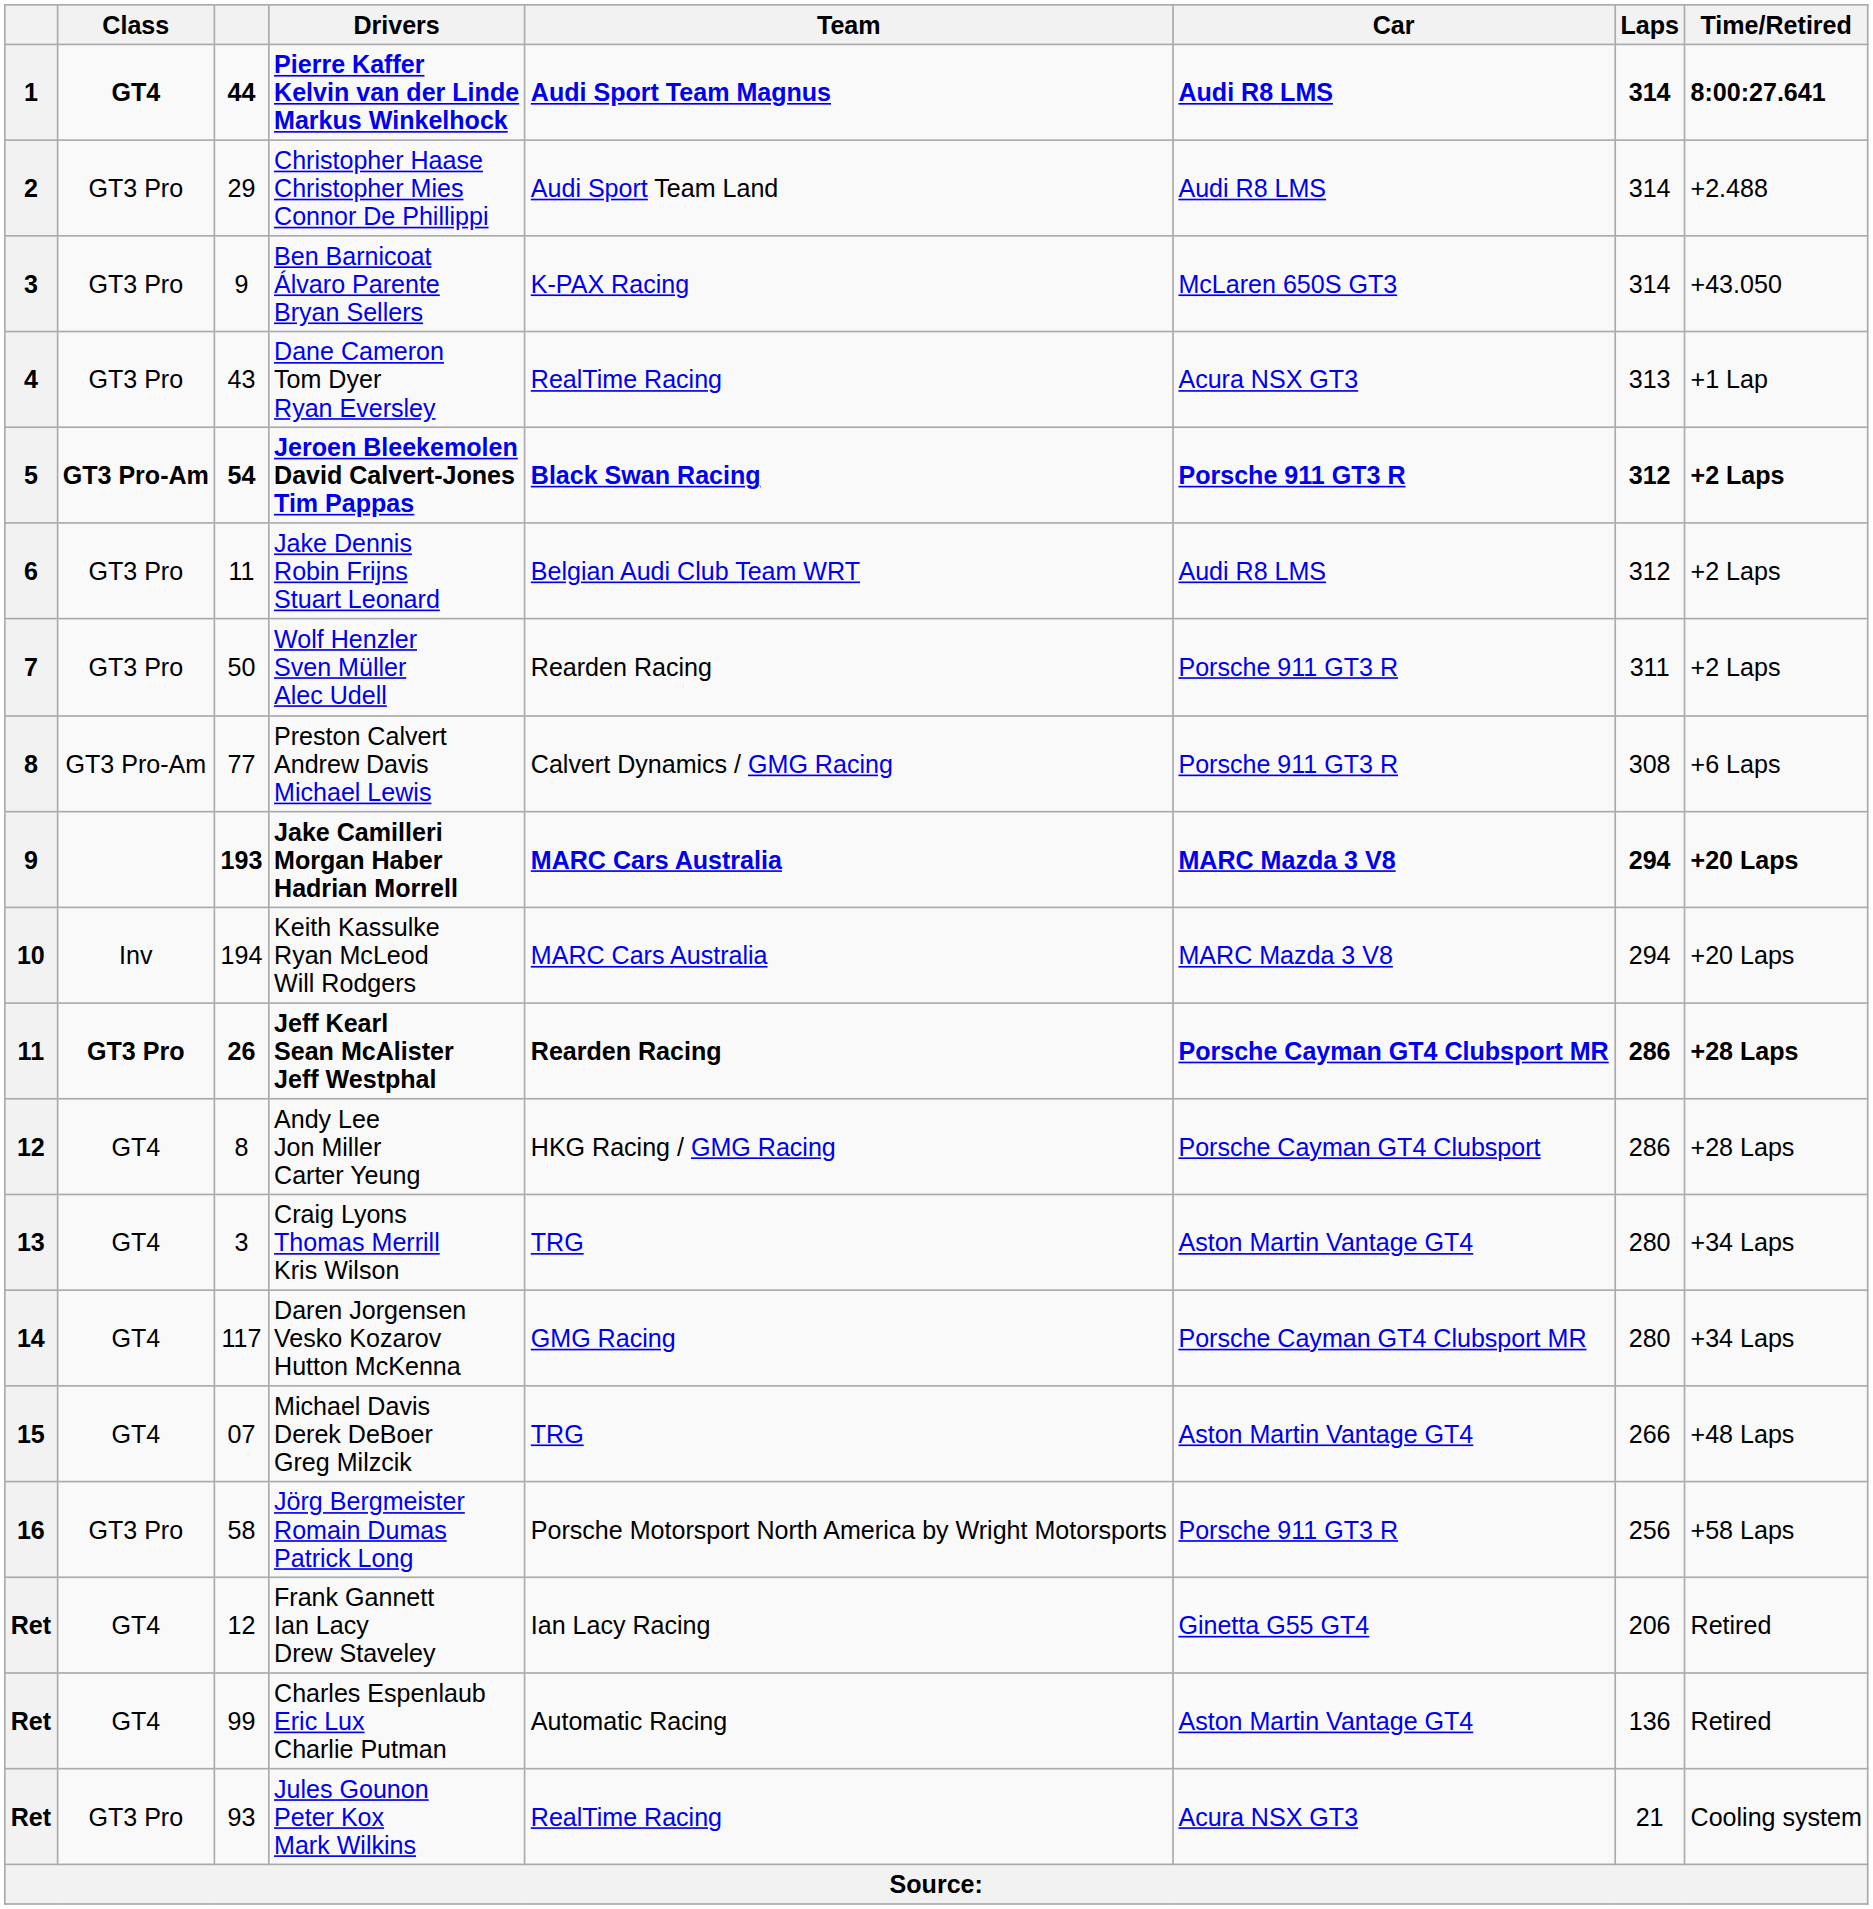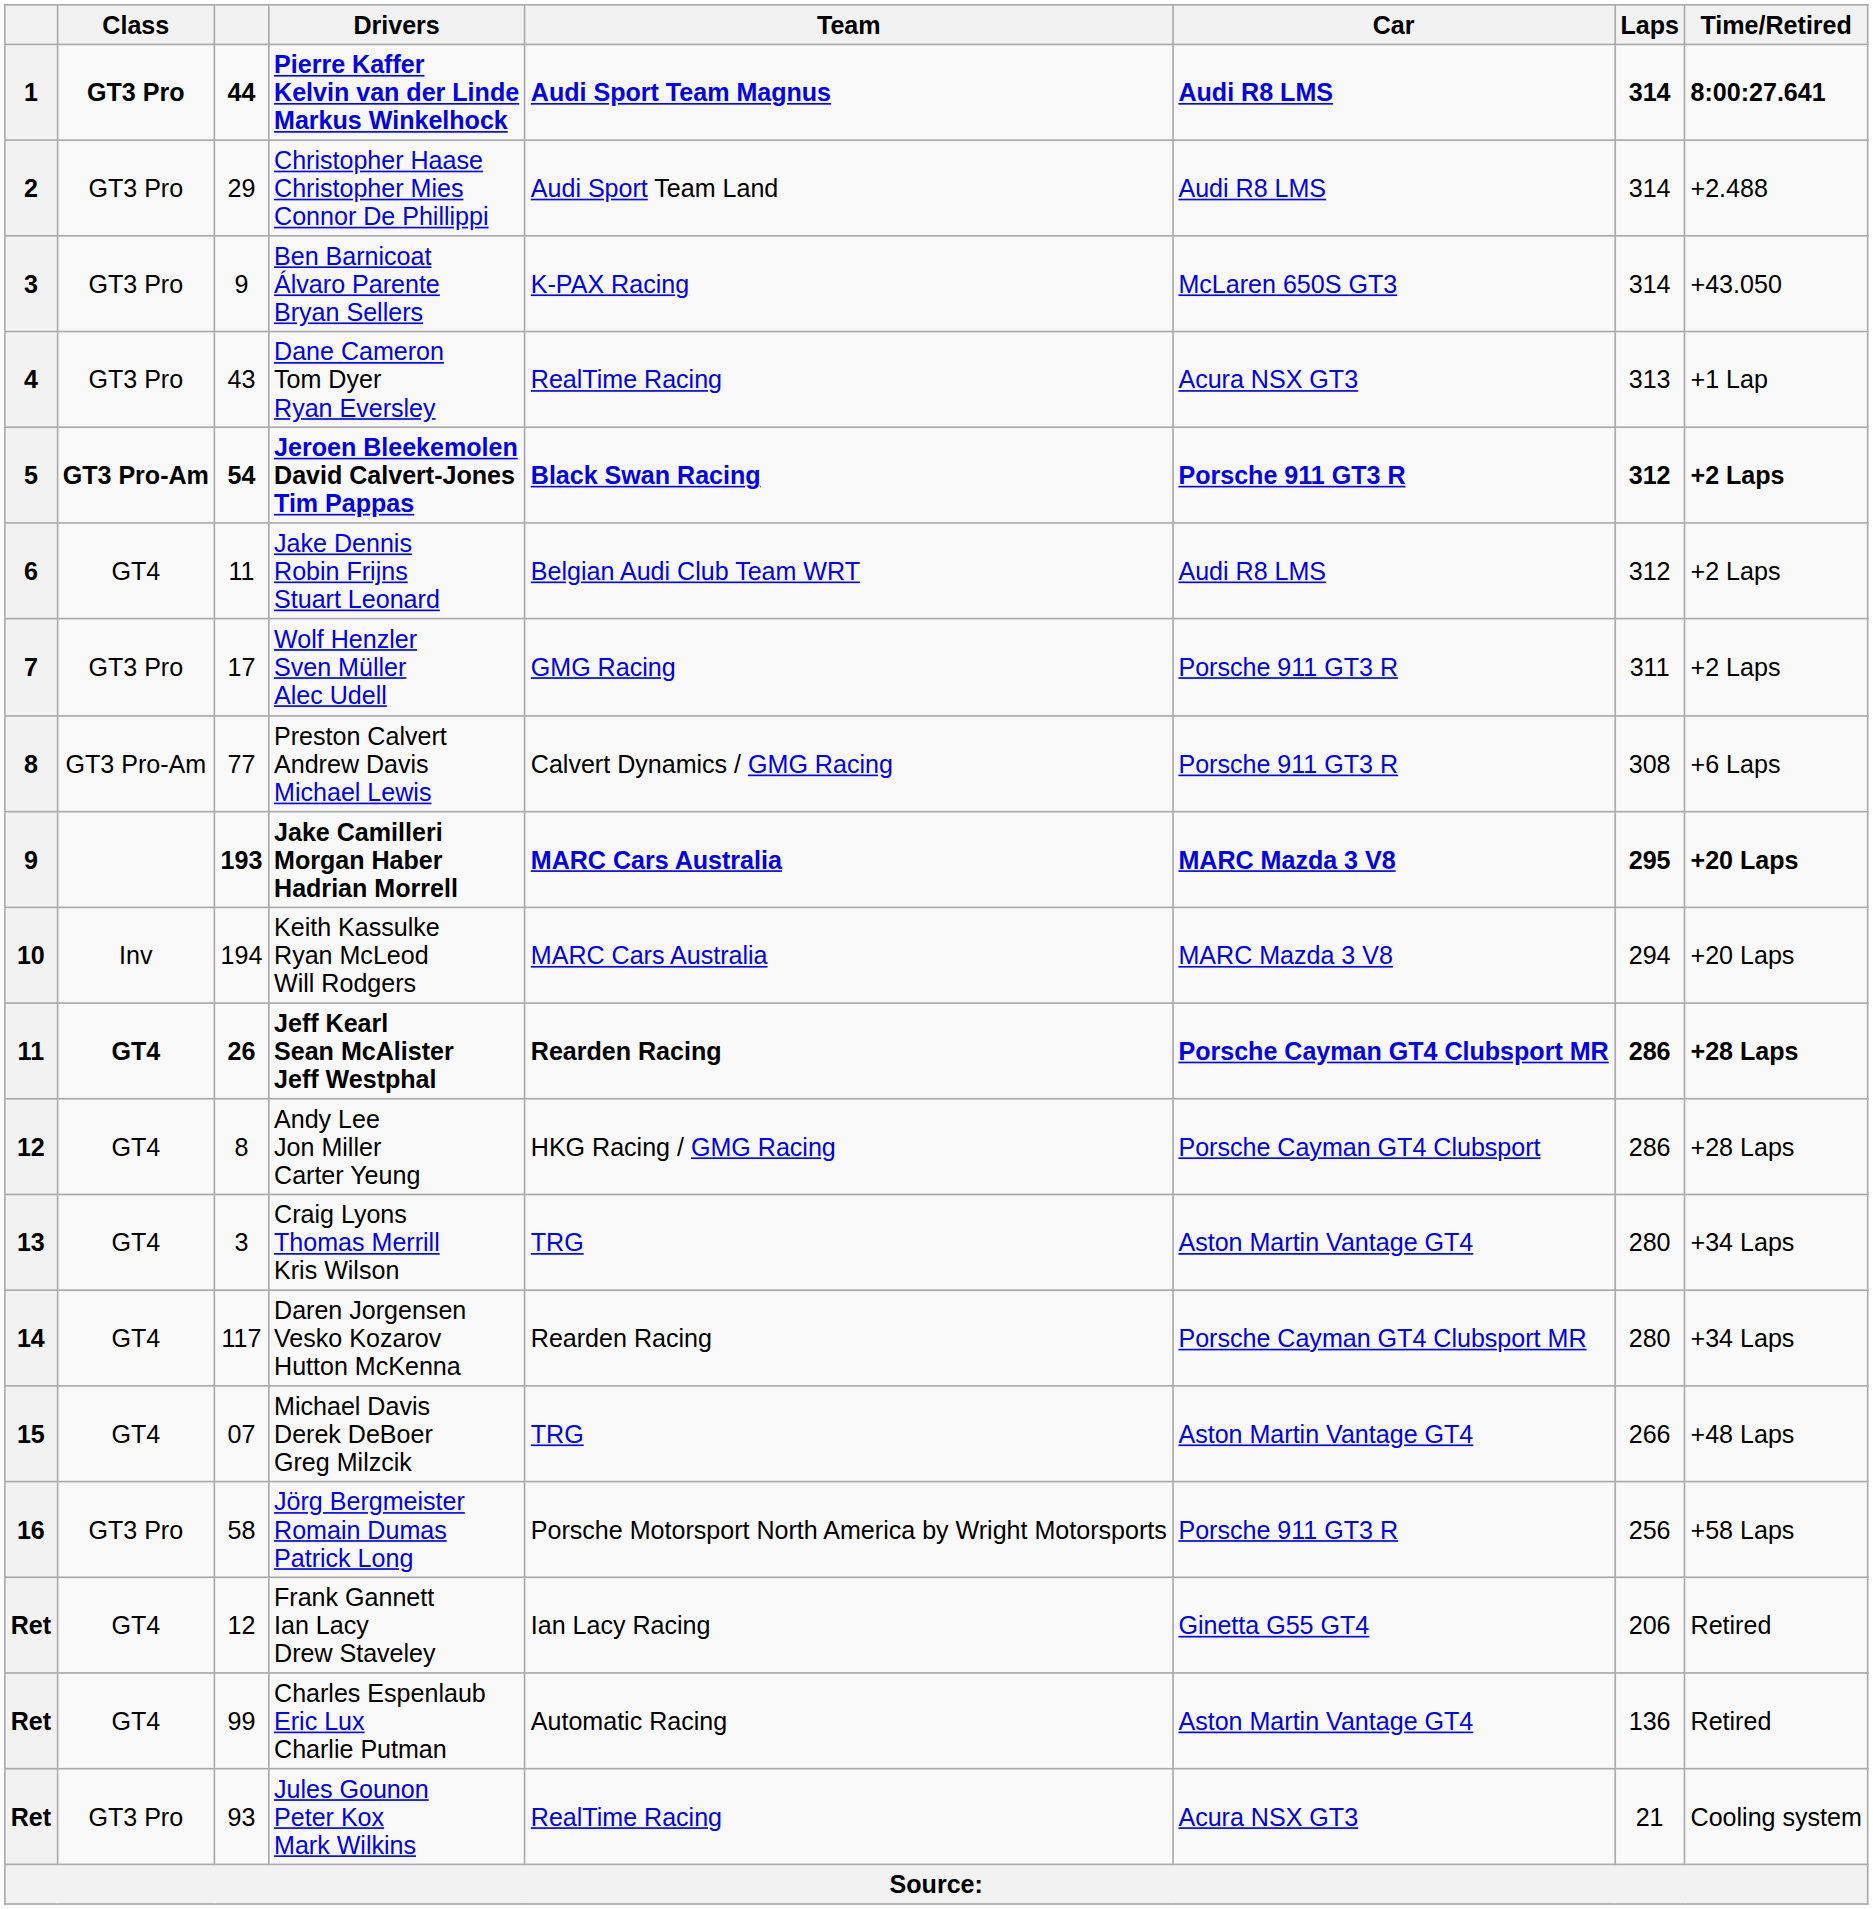(136, 93) GT4 -> (136, 93) GT3 Pro
(136, 572) GT3 Pro -> (136, 572) GT4
(241, 667) 50 -> (241, 667) 17
(621, 667) Rearden Racing -> (603, 667) GMG Racing
(1650, 859) 294 -> (1650, 859) 295
(136, 1051) GT3 Pro -> (136, 1051) GT4
(603, 1338) GMG Racing -> (621, 1338) Rearden Racing
